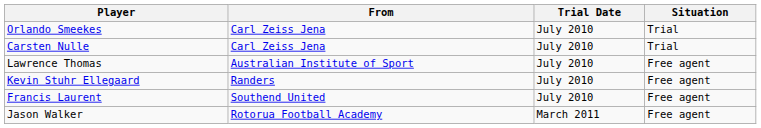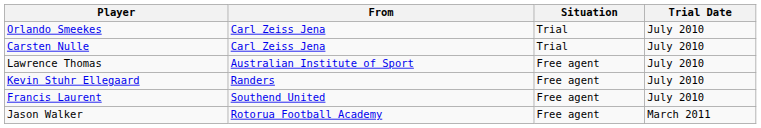columns swapped: (700, 13) <-> (589, 13)
